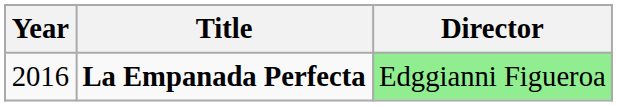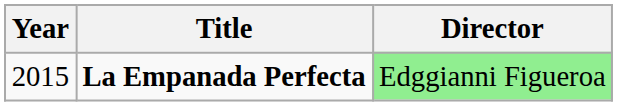(40, 75) 2016 -> (40, 75) 2015
